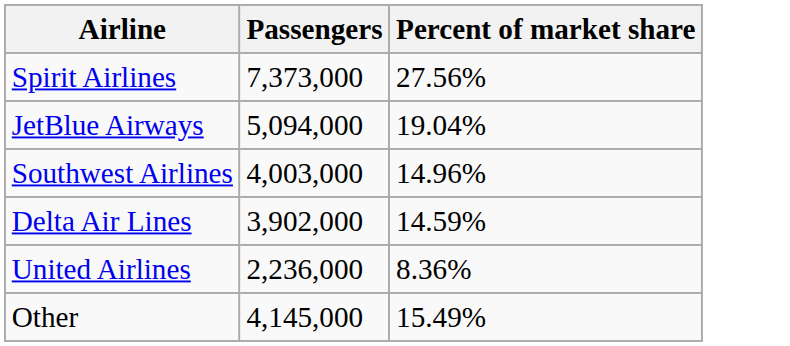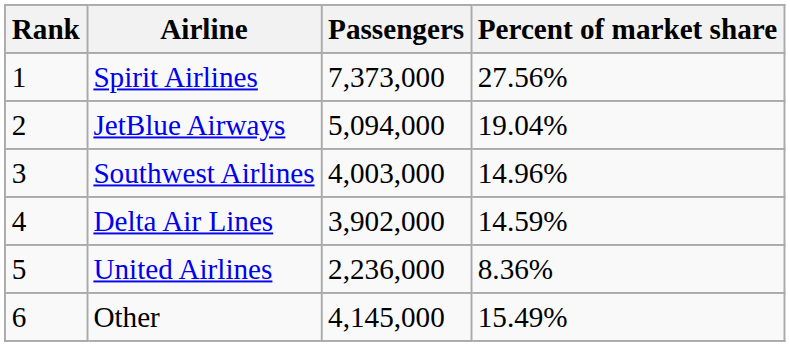+ column: (46, 28)
